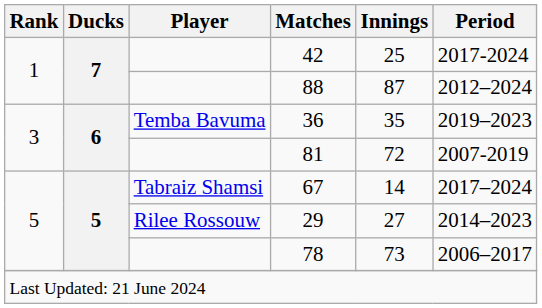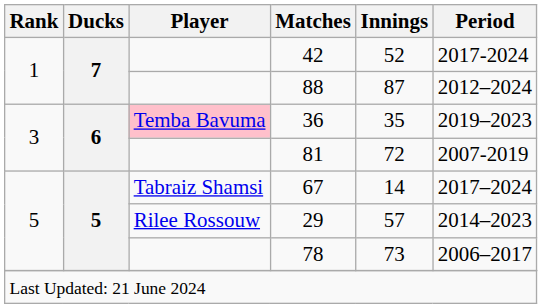(394, 54) 25 -> (394, 54) 52
(200, 120) no background -> (200, 120) pink background
(394, 220) 27 -> (394, 220) 57
